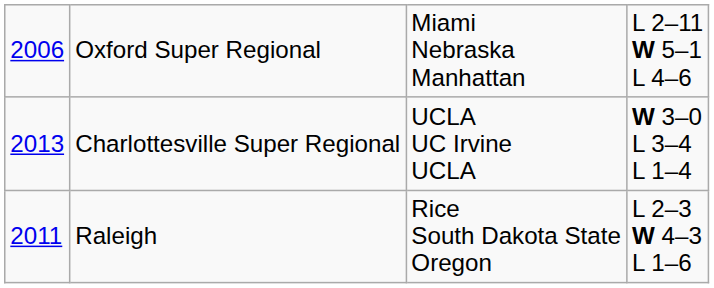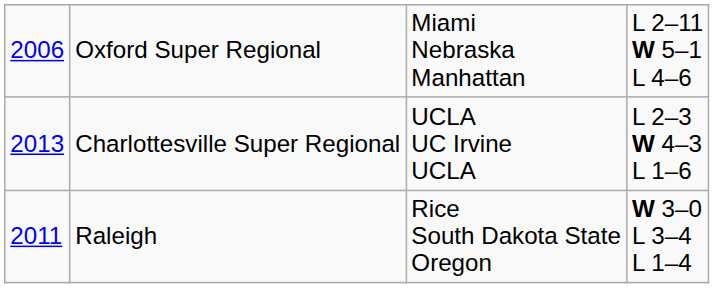(667, 143) W 3–0 L 3–4 L 1–4 -> (667, 143) L 2–3 W 4–3 L 1–6
(667, 236) L 2–3 W 4–3 L 1–6 -> (667, 236) W 3–0 L 3–4 L 1–4
